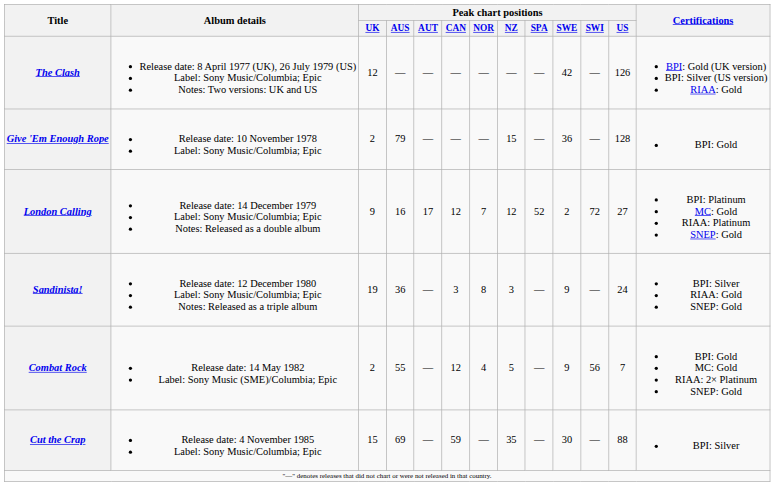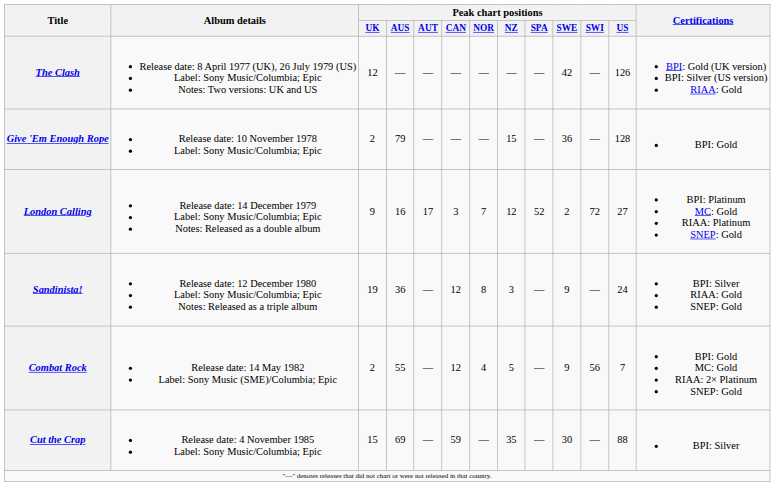(456, 211) 12 -> (456, 211) 3
(456, 289) 3 -> (456, 289) 12
